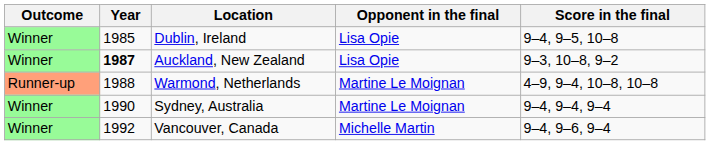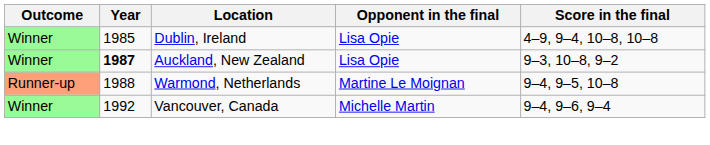(571, 38) 9–4, 9–5, 10–8 -> (591, 38) 4–9, 9–4, 10–8, 10–8
(591, 83) 4–9, 9–4, 10–8, 10–8 -> (571, 83) 9–4, 9–5, 10–8
- row: (209, 106)
